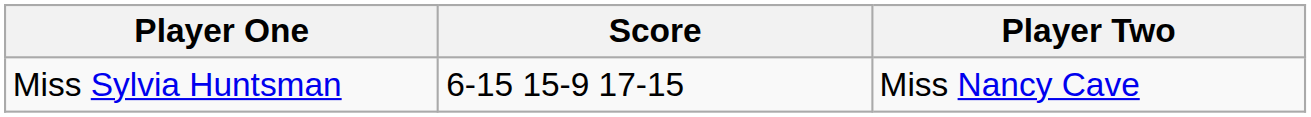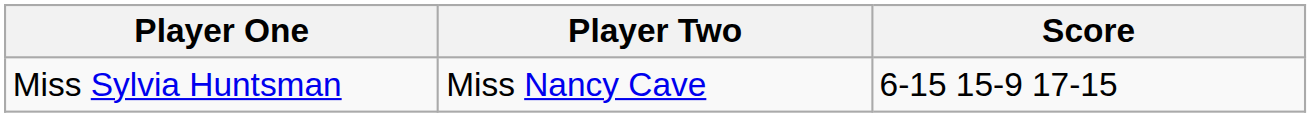columns swapped: (1089, 31) <-> (655, 31)
